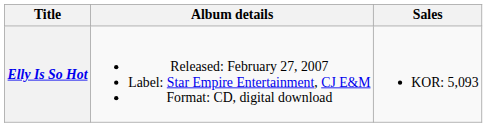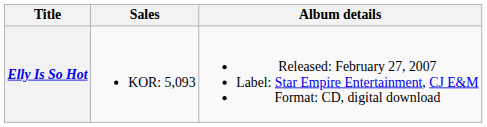columns swapped: (232, 15) <-> (428, 15)
